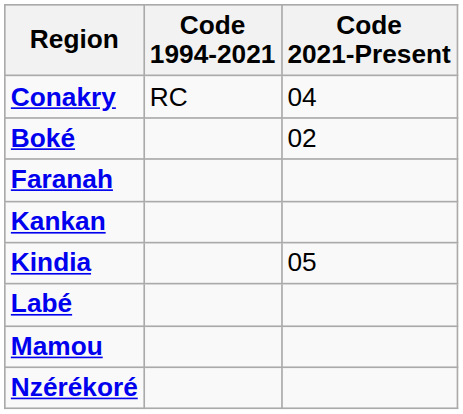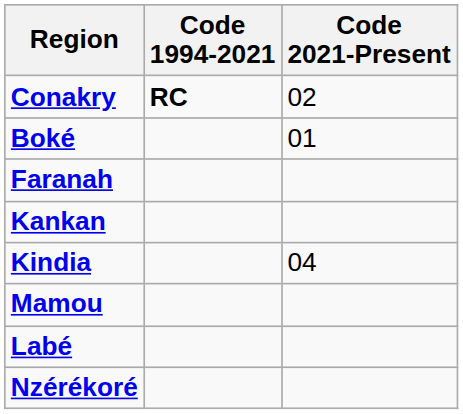(169, 96) normal -> (169, 96) bold
(302, 96) 04 -> (302, 96) 02
(302, 138) 02 -> (302, 138) 01
(302, 262) 05 -> (302, 262) 04
rows swapped: (41, 304) <-> (57, 346)
